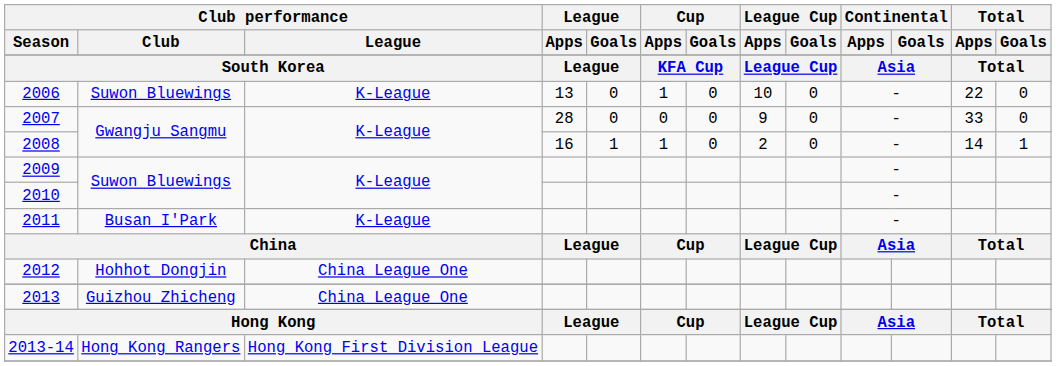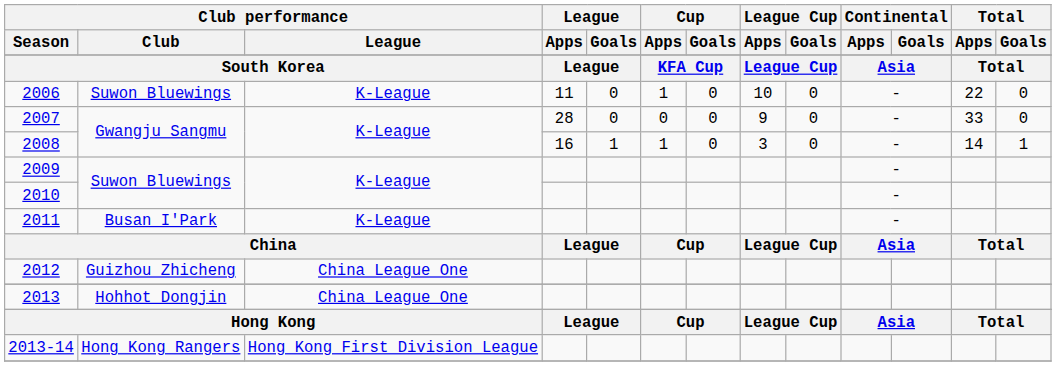(564, 94) 13 -> (564, 94) 11
(763, 144) 2 -> (763, 144) 3
(161, 272) Hohhot Dongjin -> (161, 272) Guizhou Zhicheng
(161, 297) Guizhou Zhicheng -> (161, 297) Hohhot Dongjin
